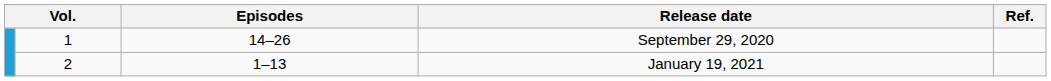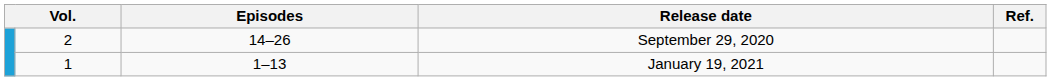(68, 40) 1 -> (68, 40) 2
(68, 64) 2 -> (68, 64) 1
